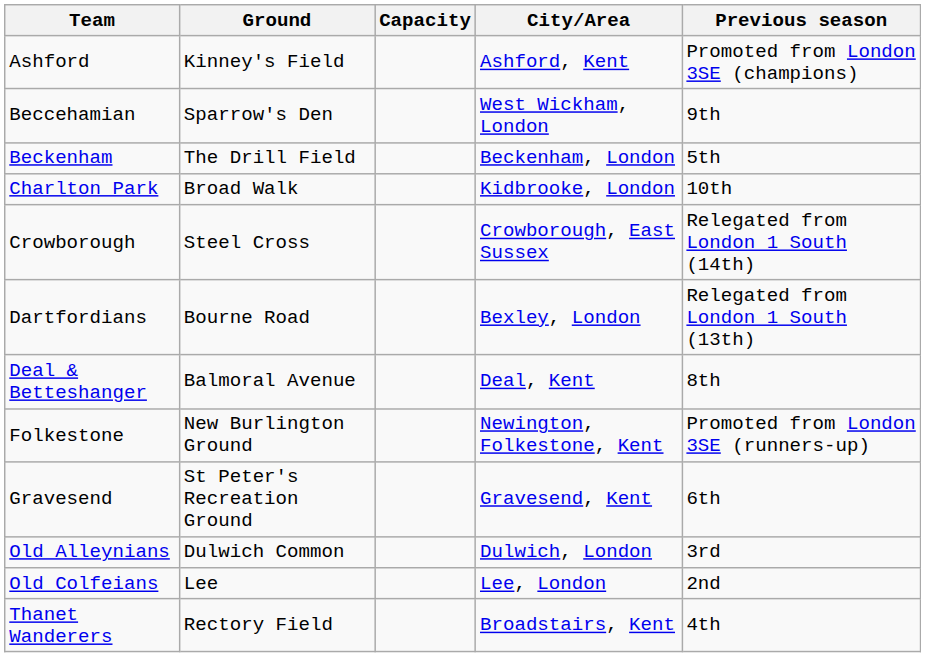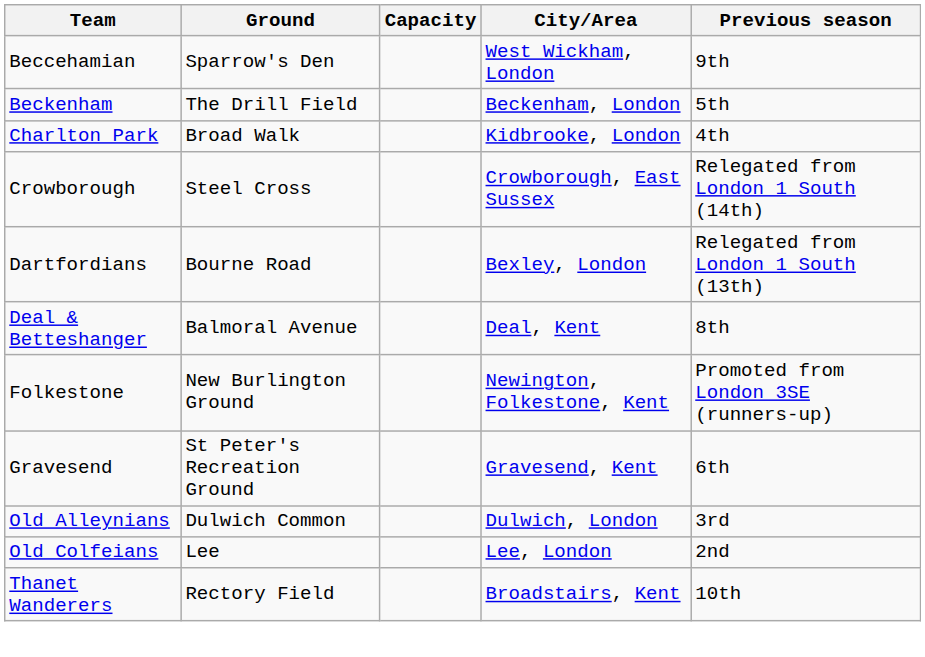- row: (49, 62)
(709, 189) 10th -> (712, 136) 4th
(704, 626) 4th -> (718, 594) 10th
